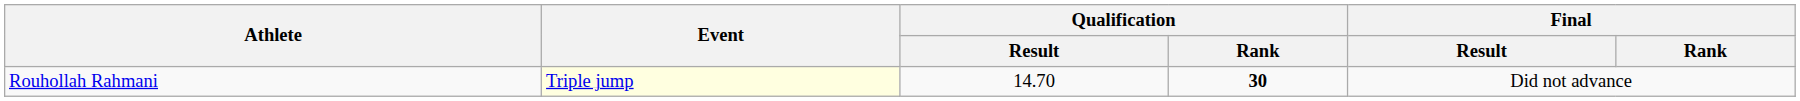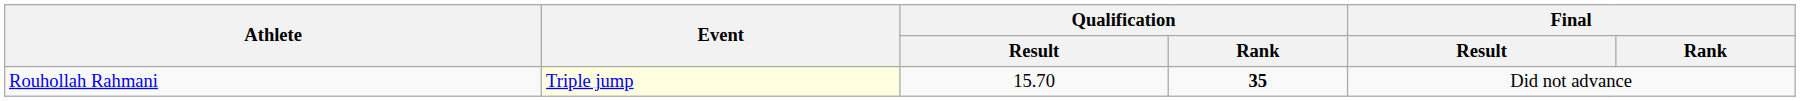(1034, 81) 14.70 -> (1034, 81) 15.70
(1258, 81) 30 -> (1258, 81) 35
